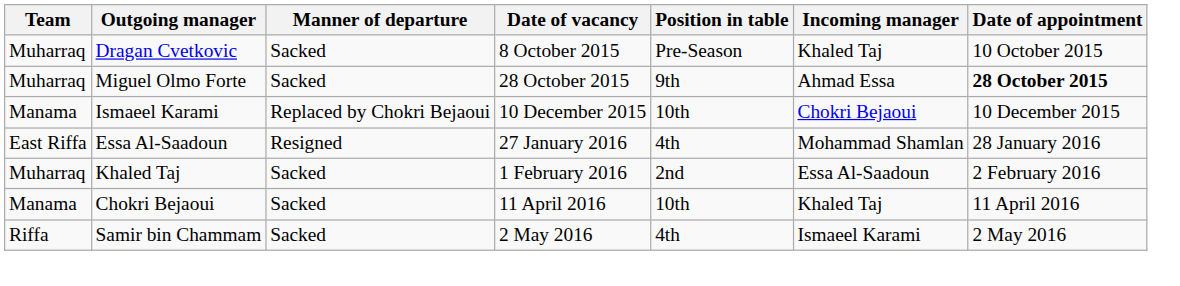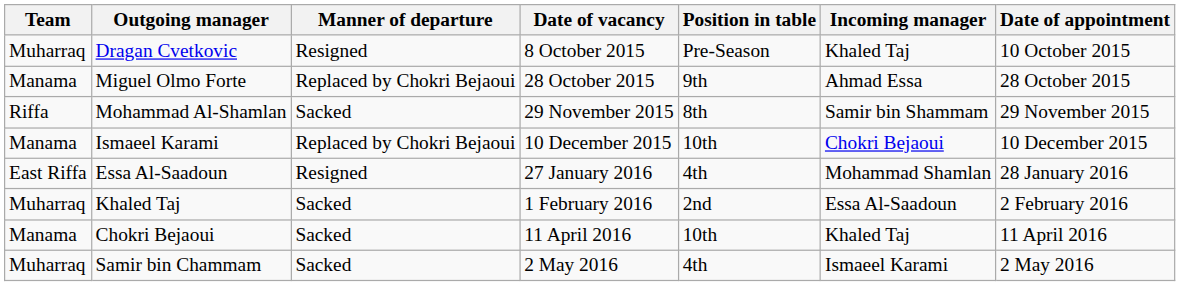(298, 50) Sacked -> (331, 50) Resigned
(47, 81) Muharraq -> (43, 81) Manama
(298, 81) Sacked -> (405, 81) Replaced by Chokri Bejaoui
(1040, 81) bold -> (1065, 81) normal
+ row: (191, 111)
(29, 234) Riffa -> (47, 265) Muharraq
